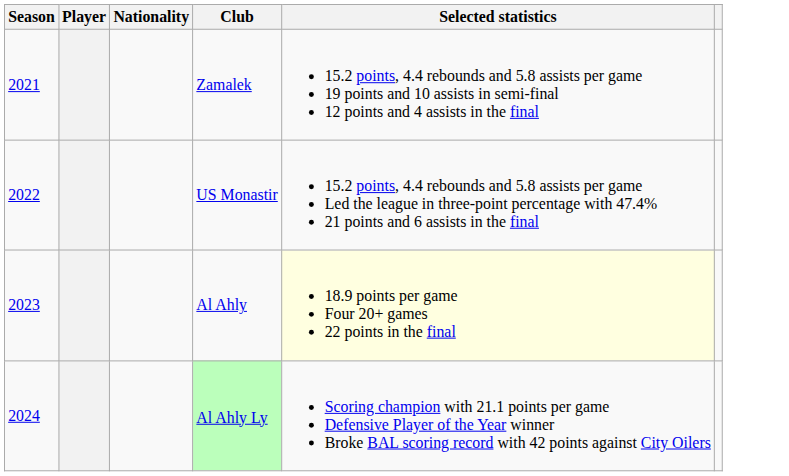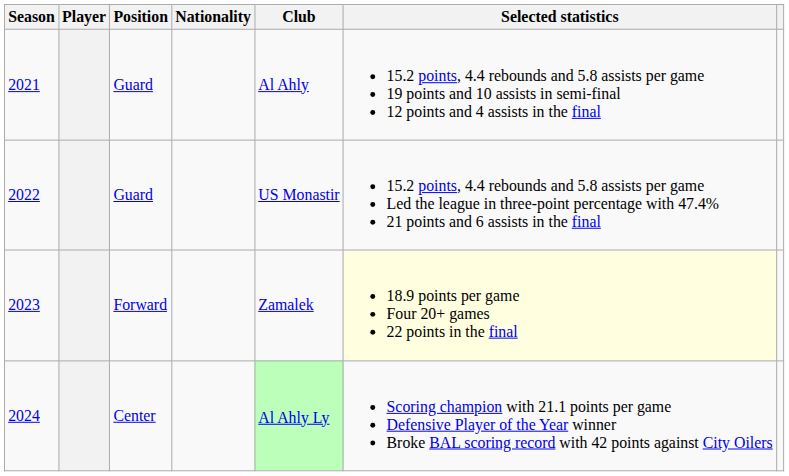+ column: (141, 17)
(224, 84) Zamalek -> (284, 84) Al Ahly
(222, 305) Al Ahly -> (286, 305) Zamalek
